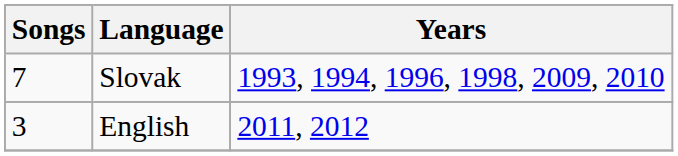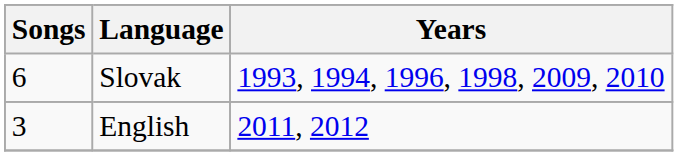(19, 77) 7 -> (19, 77) 6
